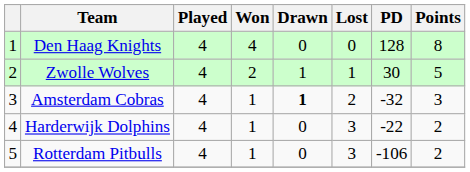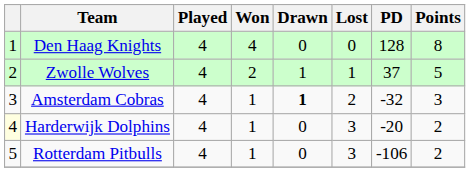(392, 72) 30 -> (392, 72) 37
(13, 126) no background -> (13, 126) lightyellow background
(392, 126) -22 -> (392, 126) -20
